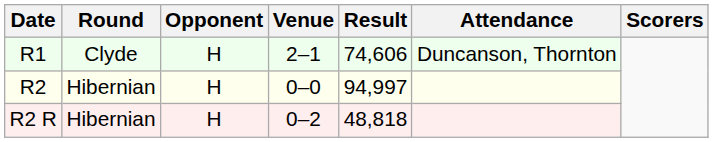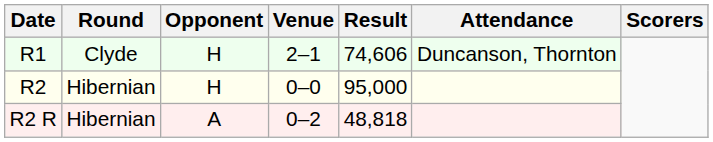(376, 86) 94,997 -> (376, 86) 95,000
(214, 119) H -> (214, 119) A
